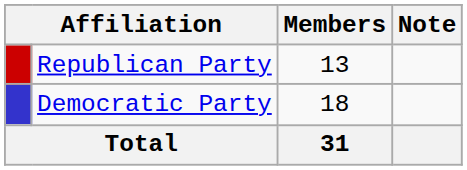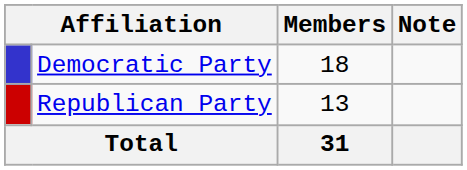rows swapped: (154, 105) <-> (154, 65)
